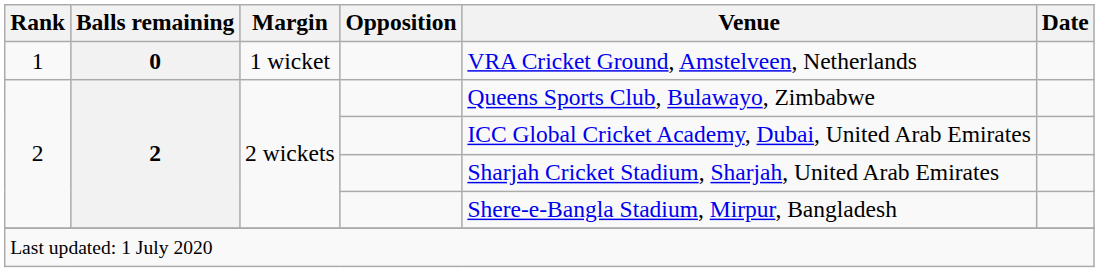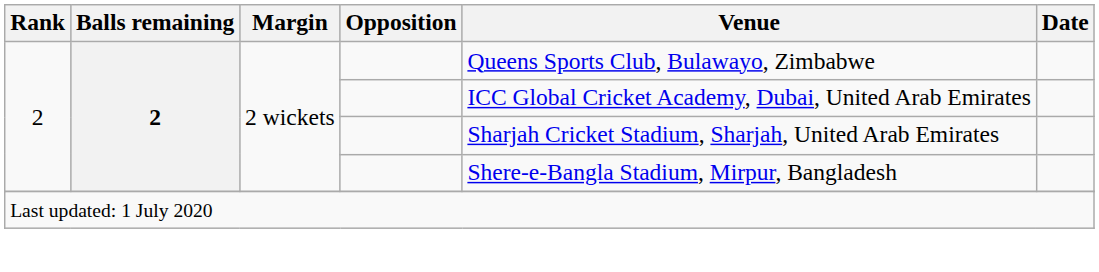- row: (38, 60)
